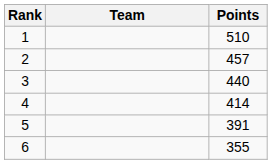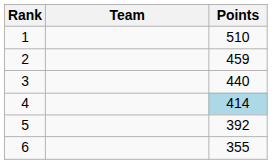(238, 59) 457 -> (238, 59) 459
(238, 103) no background -> (238, 103) lightblue background
(238, 125) 391 -> (238, 125) 392
